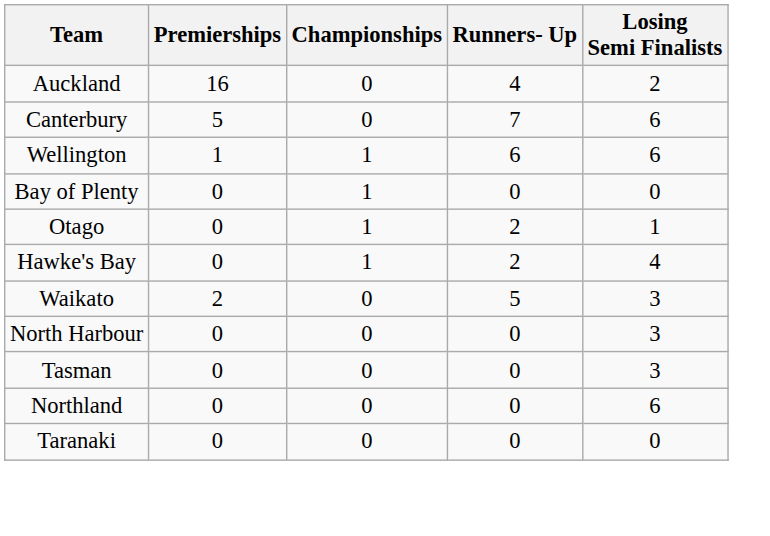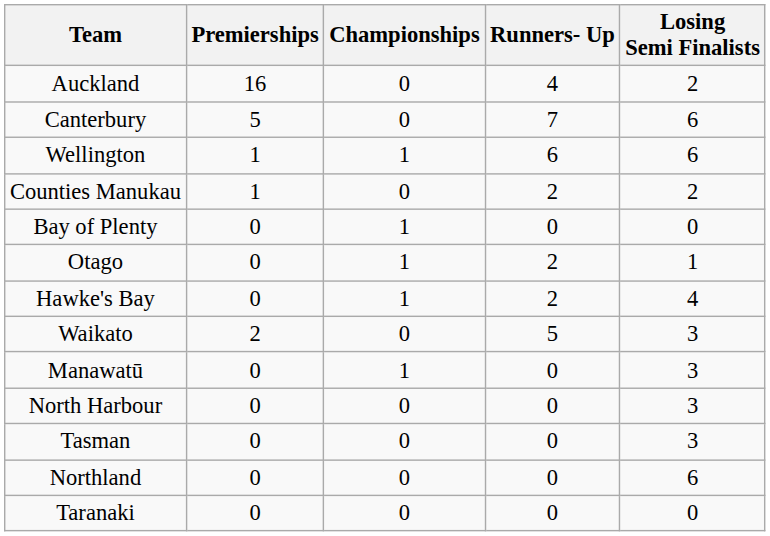+ row: (95, 190)
+ row: (95, 369)
